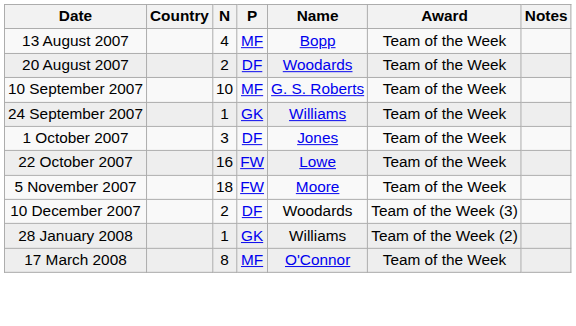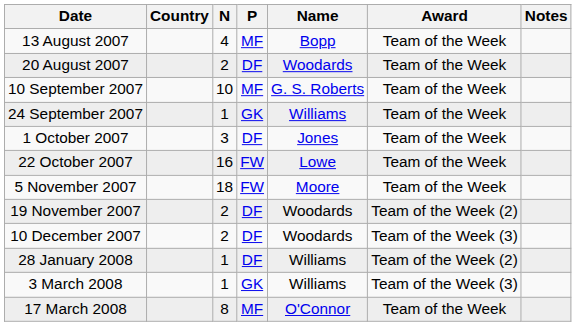+ row: (75, 211)
(252, 235) GK -> (252, 260) DF
+ row: (75, 284)
